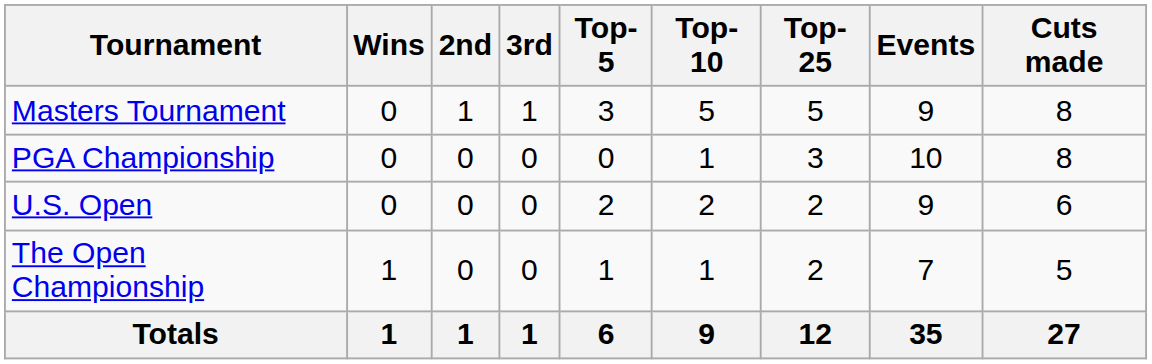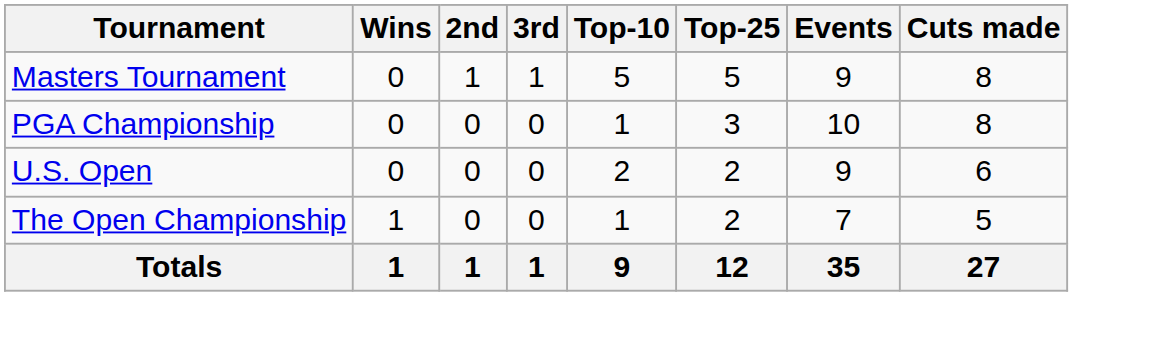- column: (606, 45)
